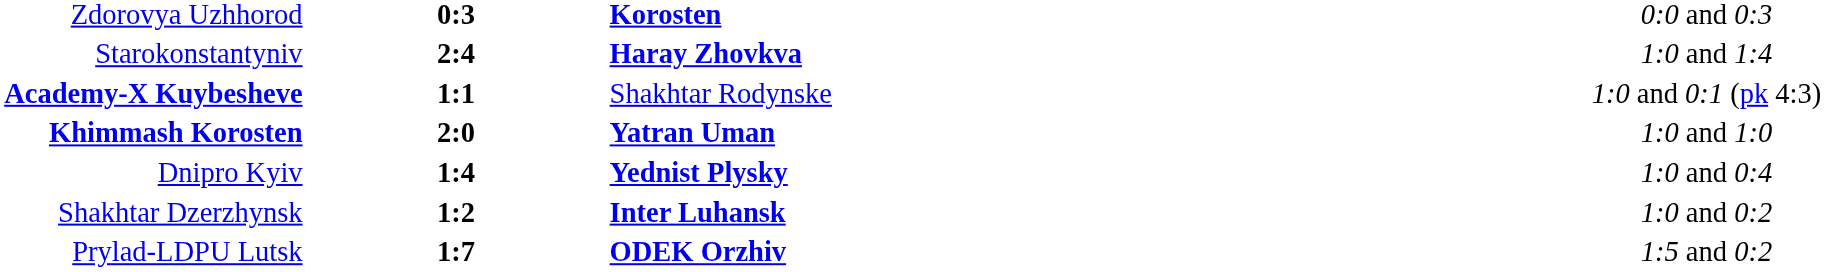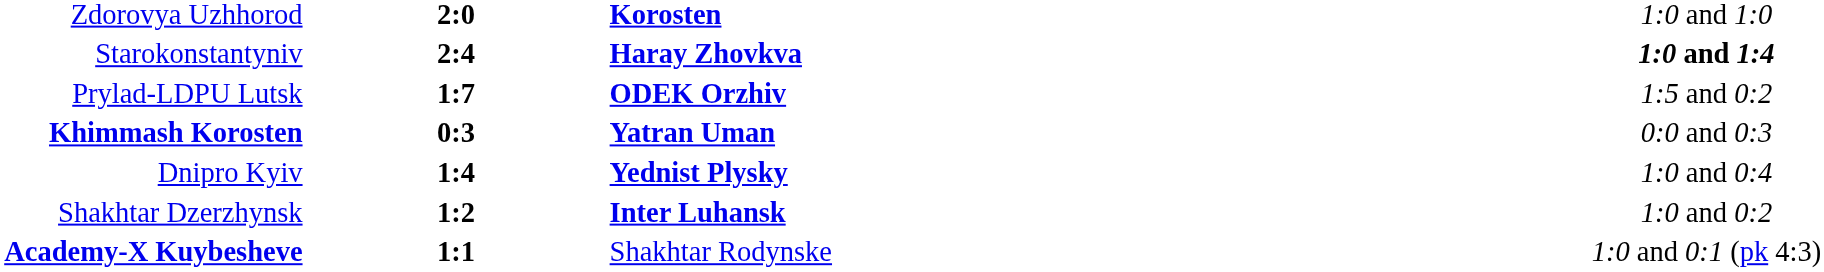(456, 14) 0:3 -> (456, 14) 2:0
(1706, 14) 0:0 and 0:3 -> (1706, 14) 1:0 and 1:0
(1706, 53) normal -> (1706, 53) bold
rows swapped: (187, 251) <-> (153, 93)
(456, 133) 2:0 -> (456, 133) 0:3
(1706, 133) 1:0 and 1:0 -> (1706, 133) 0:0 and 0:3
